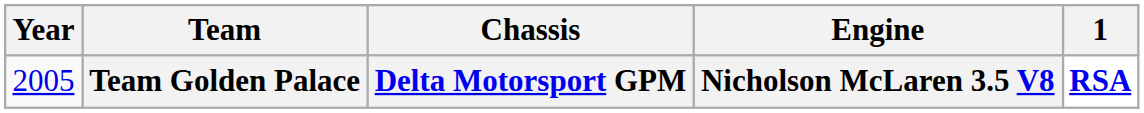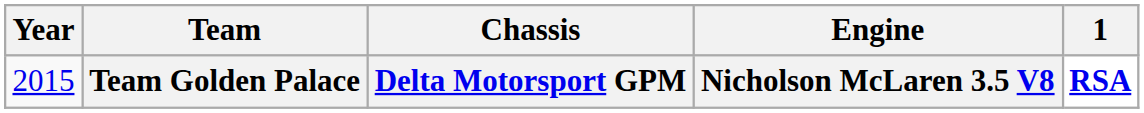(43, 80) 2005 -> (43, 80) 2015
